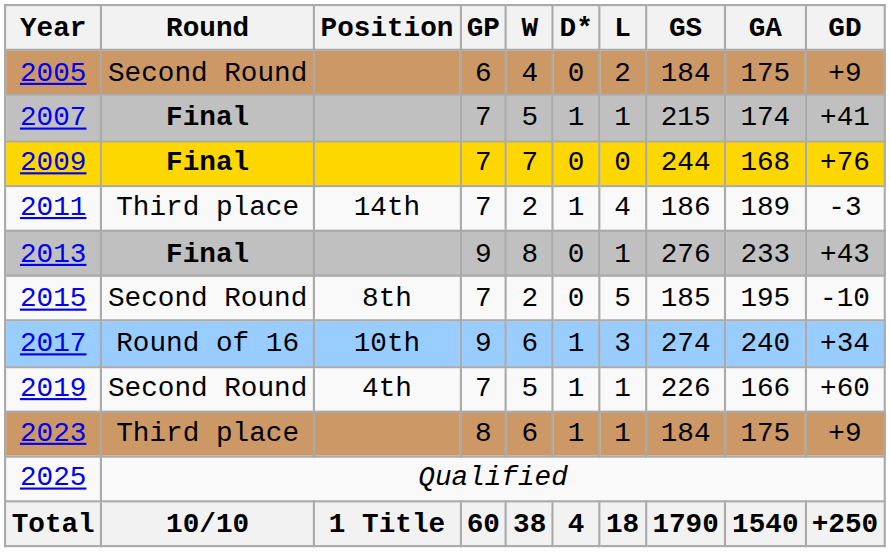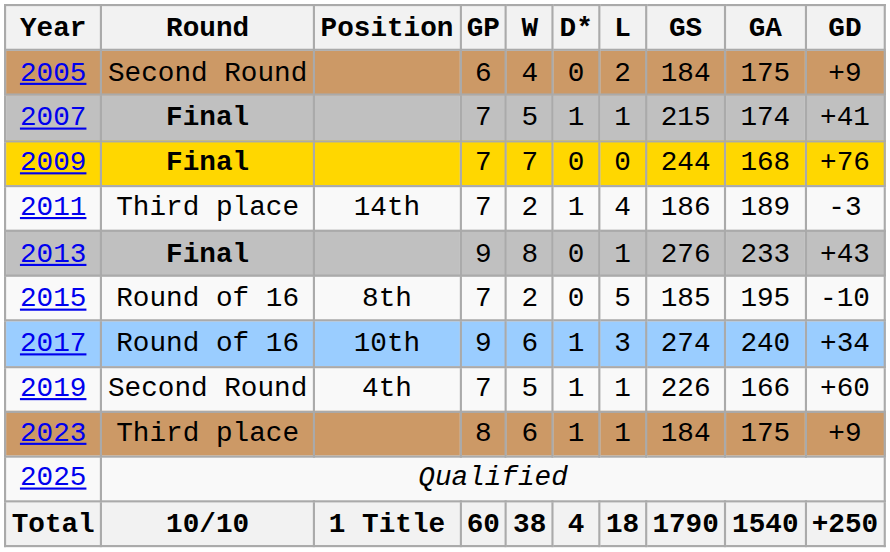(208, 298) Second Round -> (208, 298) Round of 16
